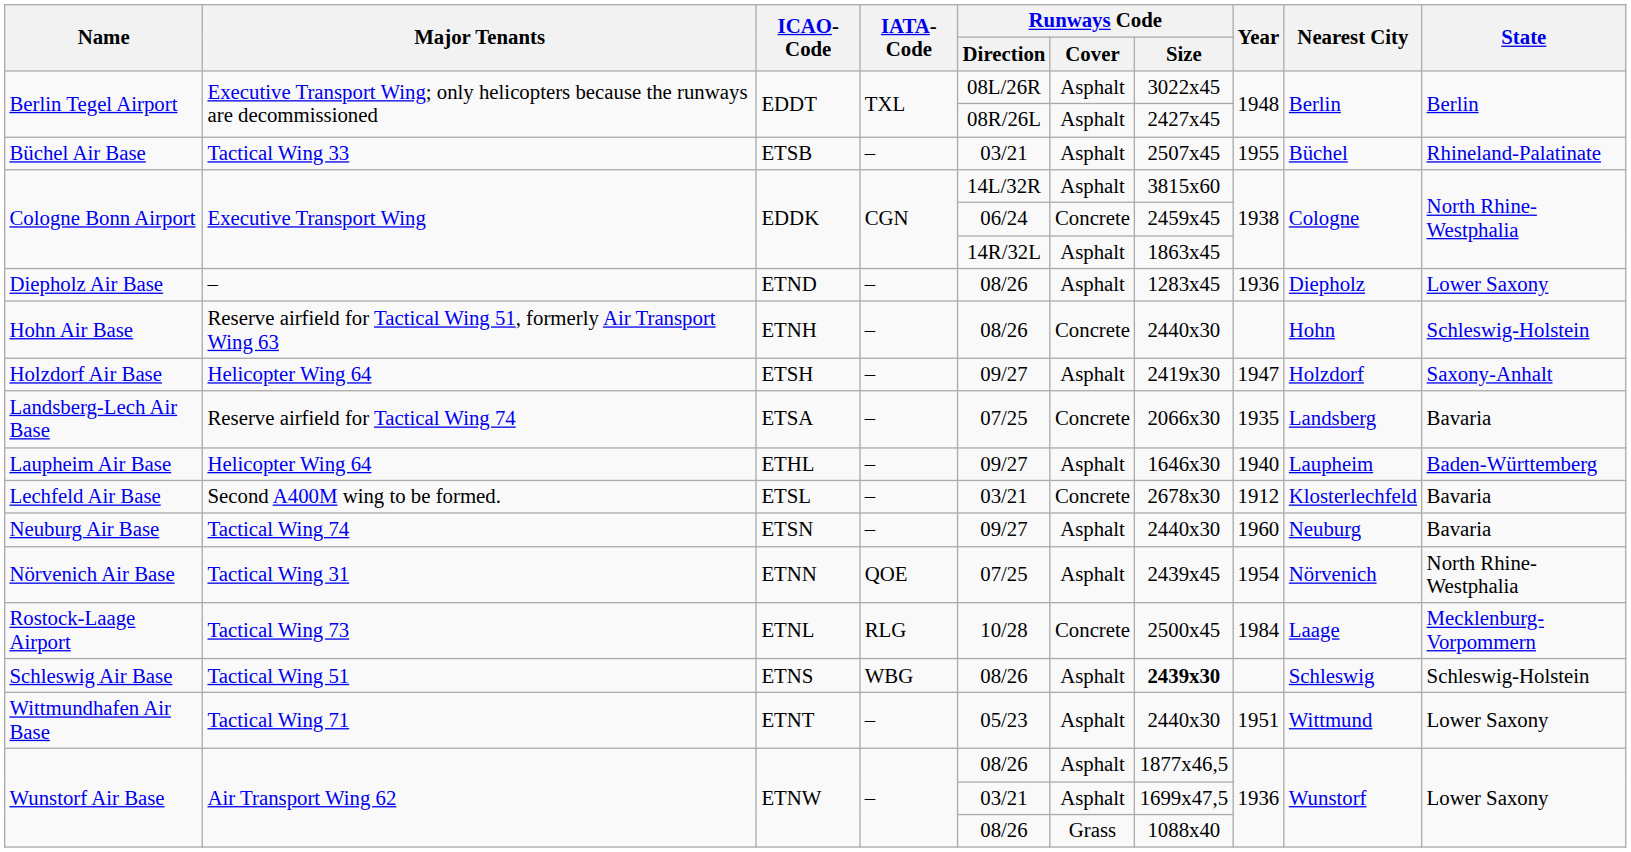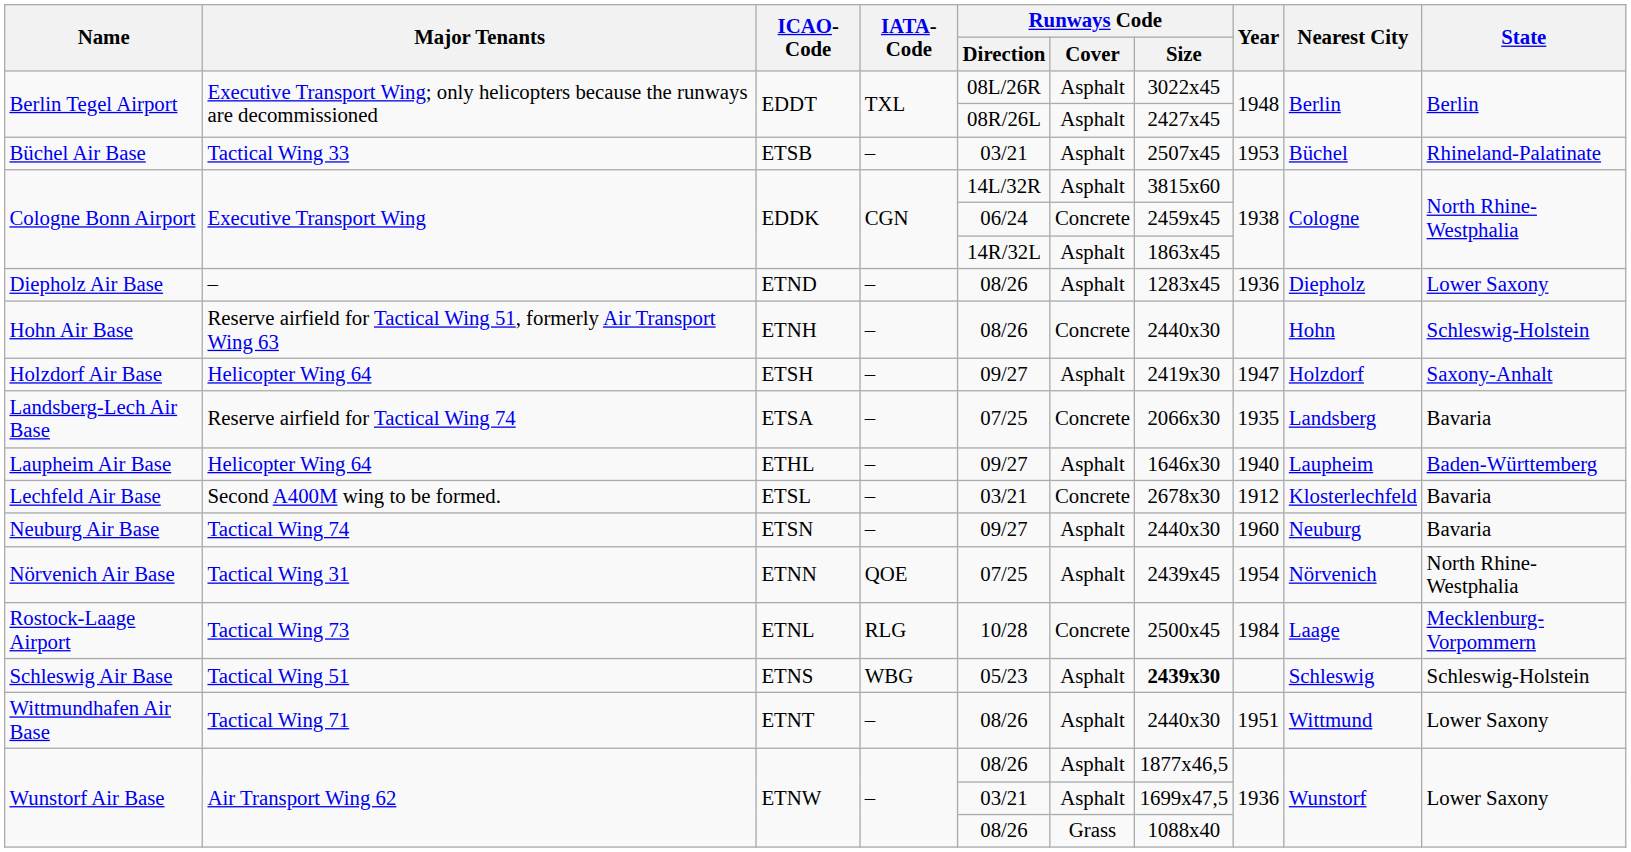(1258, 152) 1955 -> (1258, 152) 1953
(1004, 675) 08/26 -> (1004, 675) 05/23
(1004, 720) 05/23 -> (1004, 720) 08/26
